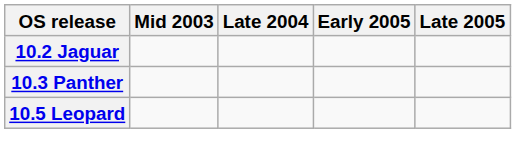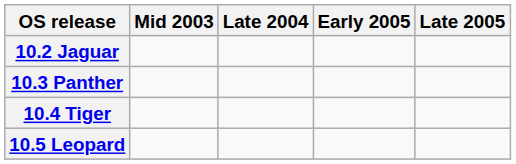+ row: (67, 113)
